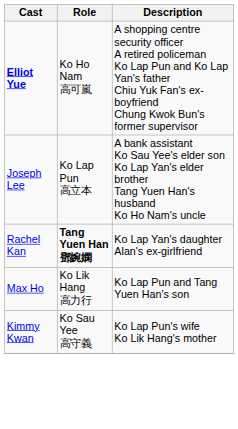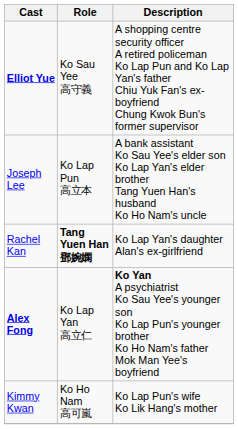(76, 77) Ko Ho Nam 高可嵐 -> (77, 77) Ko Sau Yee 高守義
+ row: (20, 324)
- row: (25, 289)
(77, 331) Ko Sau Yee 高守義 -> (76, 401) Ko Ho Nam 高可嵐
